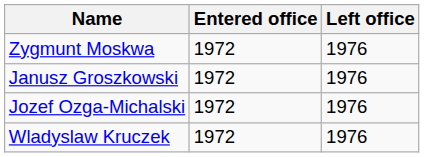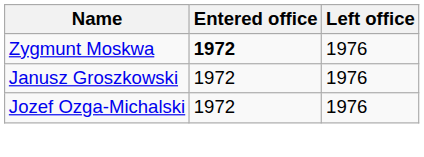(214, 48) normal -> (214, 48) bold
- row: (89, 136)
